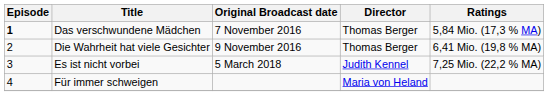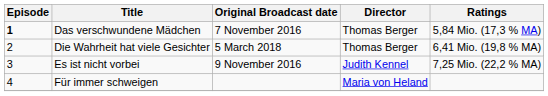(258, 47) 9 November 2016 -> (248, 47) 5 March 2018
(248, 64) 5 March 2018 -> (258, 64) 9 November 2016
